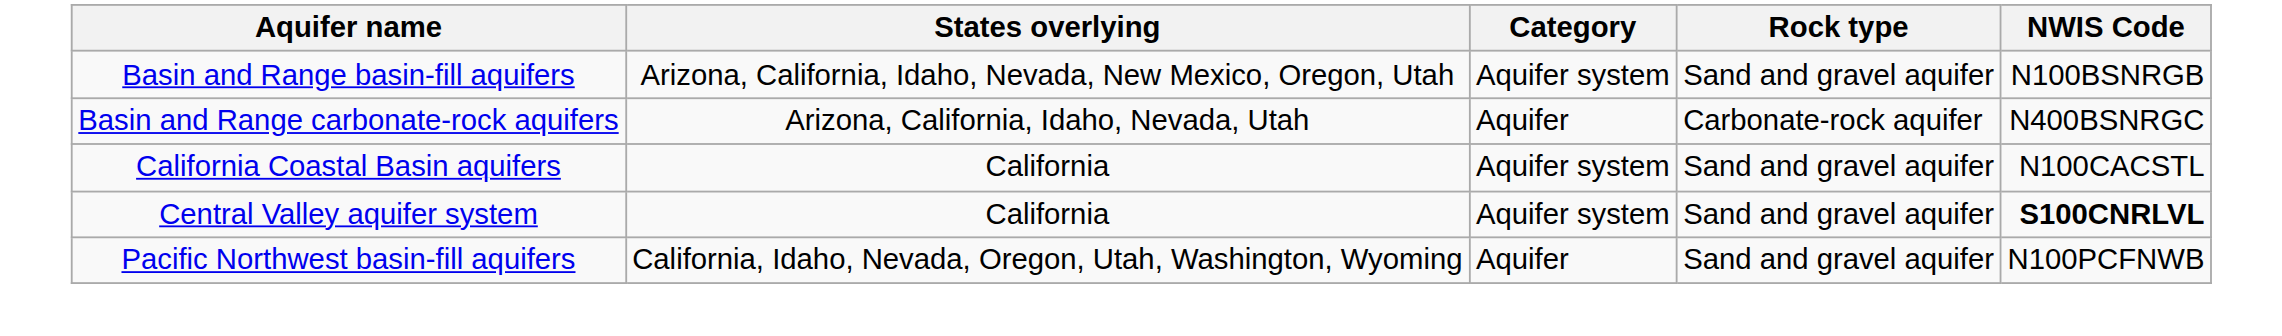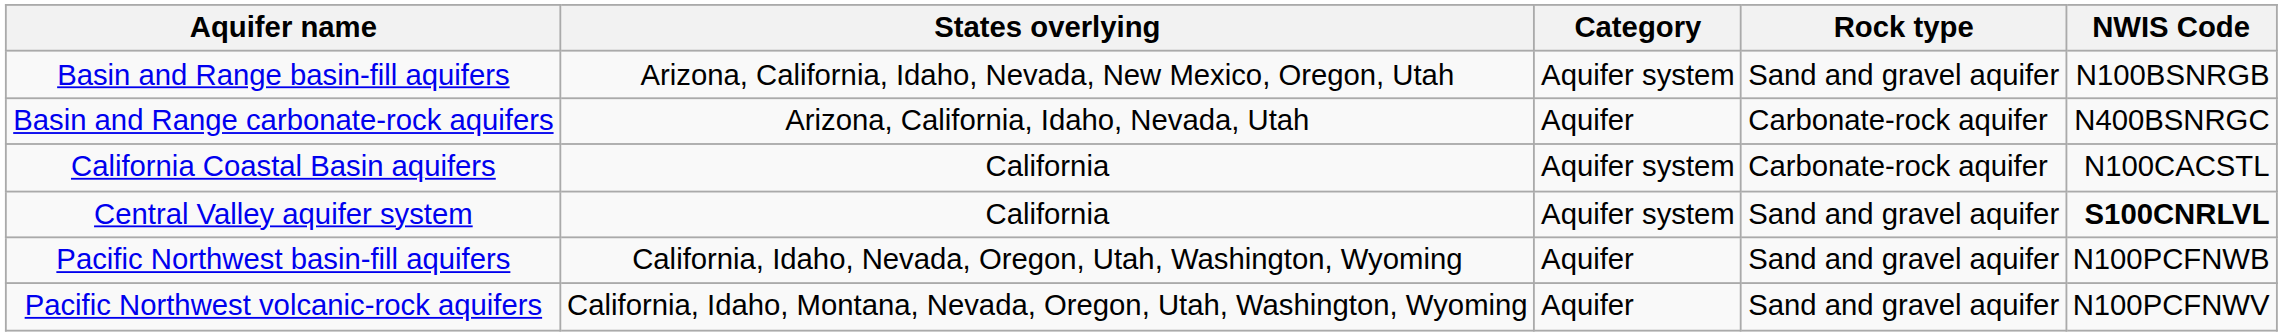(1839, 167) Sand and gravel aquifer -> (1898, 167) Carbonate-rock aquifer
+ row: (283, 306)
